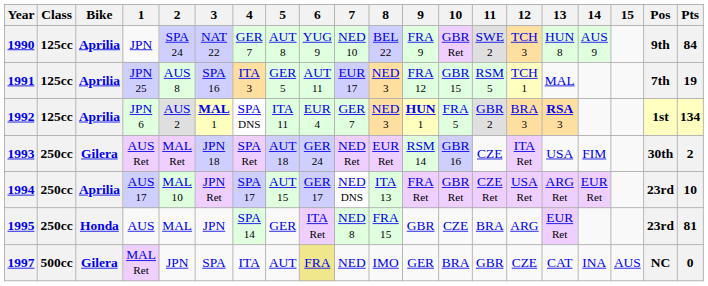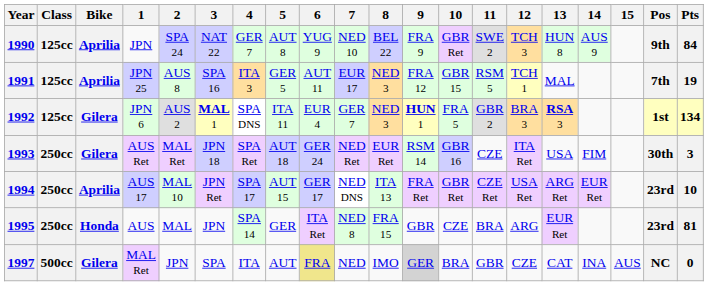(99, 116) Aprilia -> (99, 116) Gilera
(690, 153) 2 -> (690, 153) 3
(421, 262) no background -> (421, 262) lightgrey background
